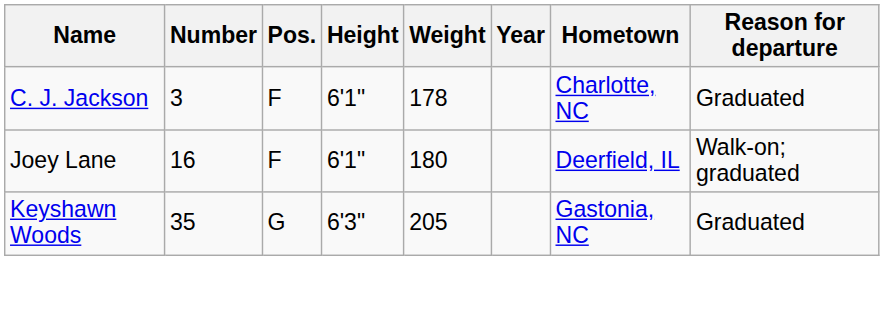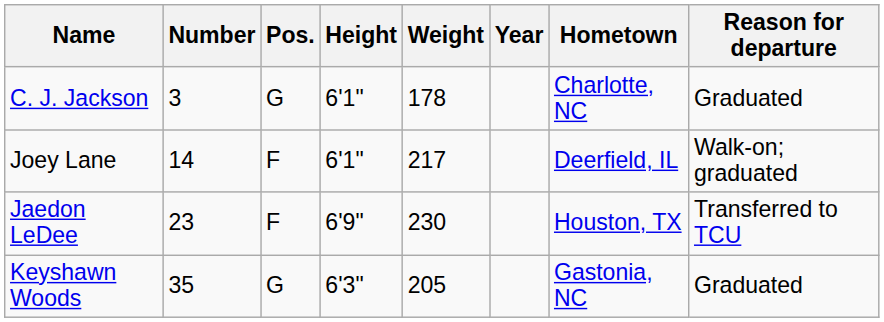(275, 98) F -> (275, 98) G
(183, 160) 16 -> (181, 160) 14
(428, 160) 180 -> (427, 160) 217
+ row: (48, 223)
